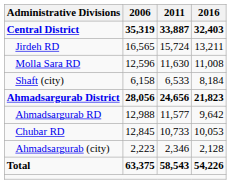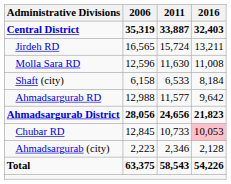rows swapped: (63, 98) <-> (58, 115)
(209, 132) no background -> (209, 132) pink background
